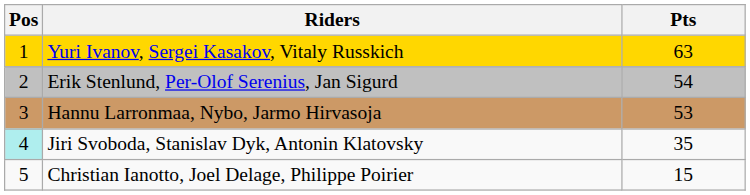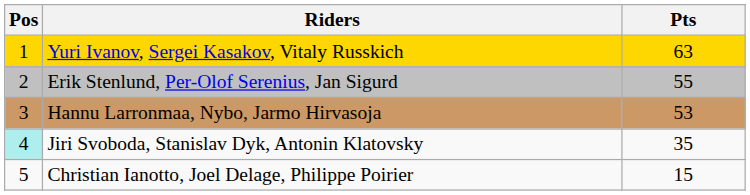(683, 81) 54 -> (683, 81) 55
